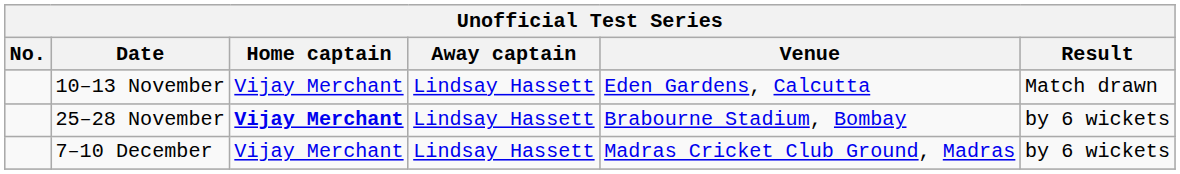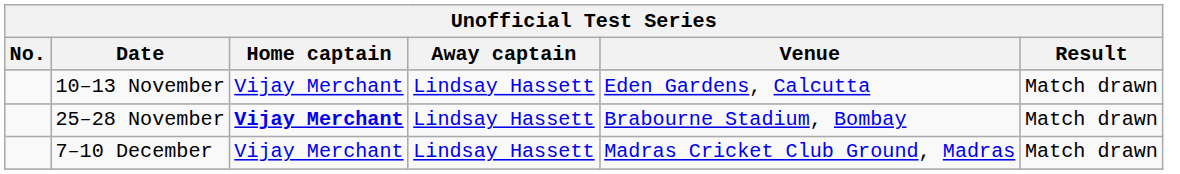(1098, 120) by 6 wickets -> (1091, 120) Match drawn
(1098, 153) by 6 wickets -> (1091, 153) Match drawn
